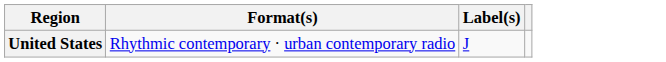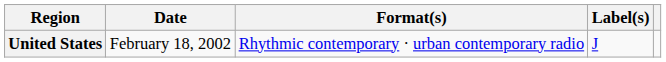+ column: (170, 17)
